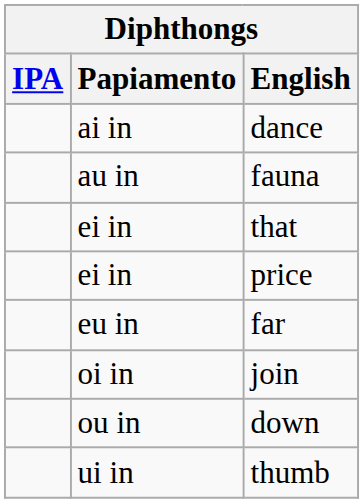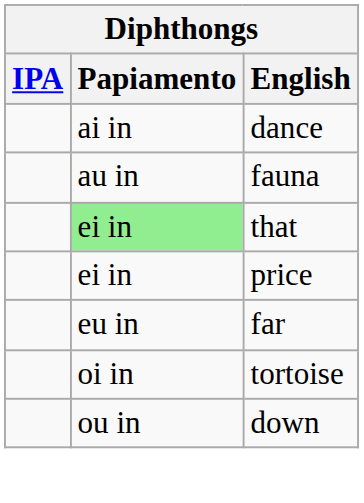(105, 226) no background -> (105, 226) lightgreen background
- row: (275, 373)
+ row: (297, 373)
- row: (290, 472)
